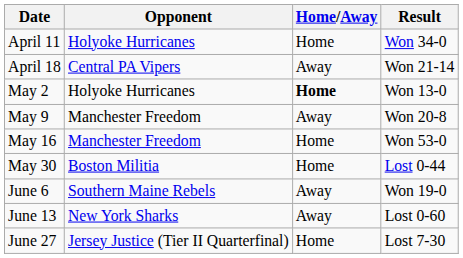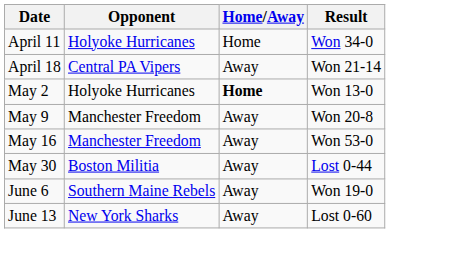(315, 141) Home -> (240, 141) Away
(315, 166) Home -> (240, 166) Away
- row: (32, 240)
